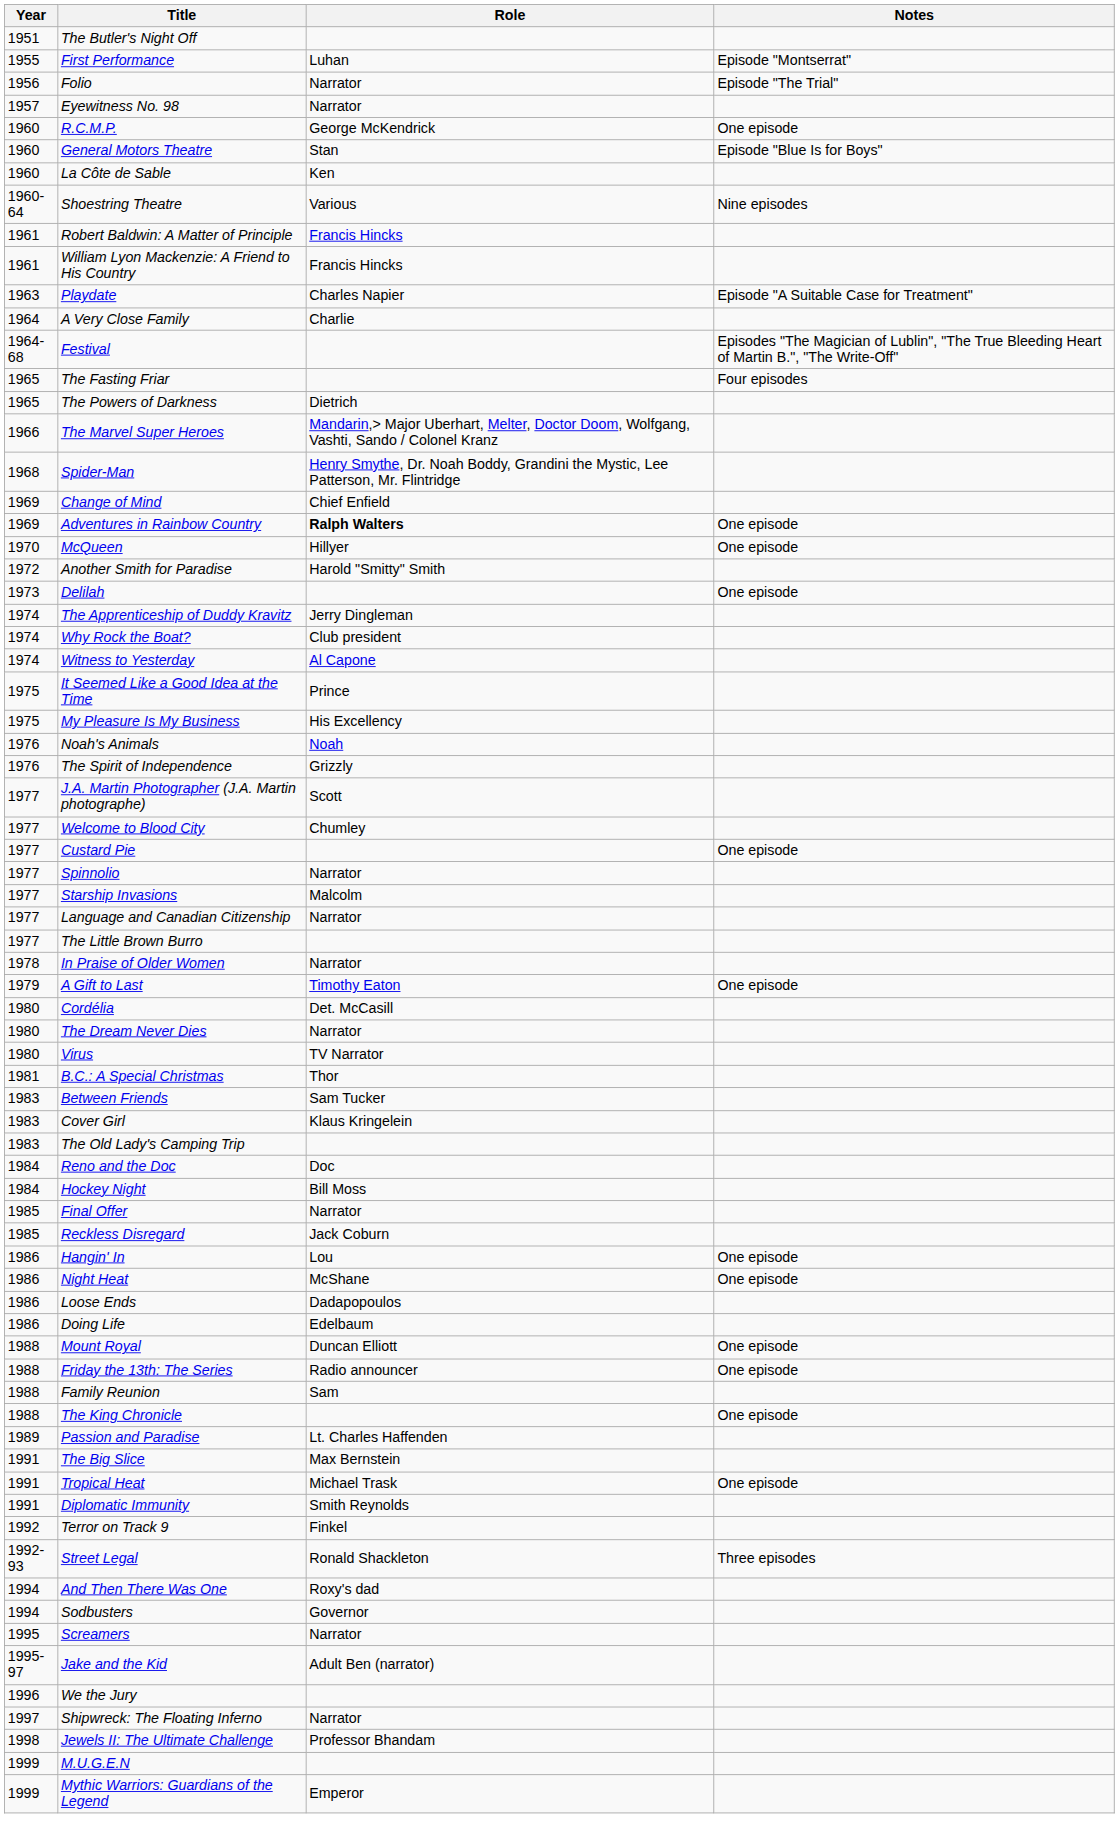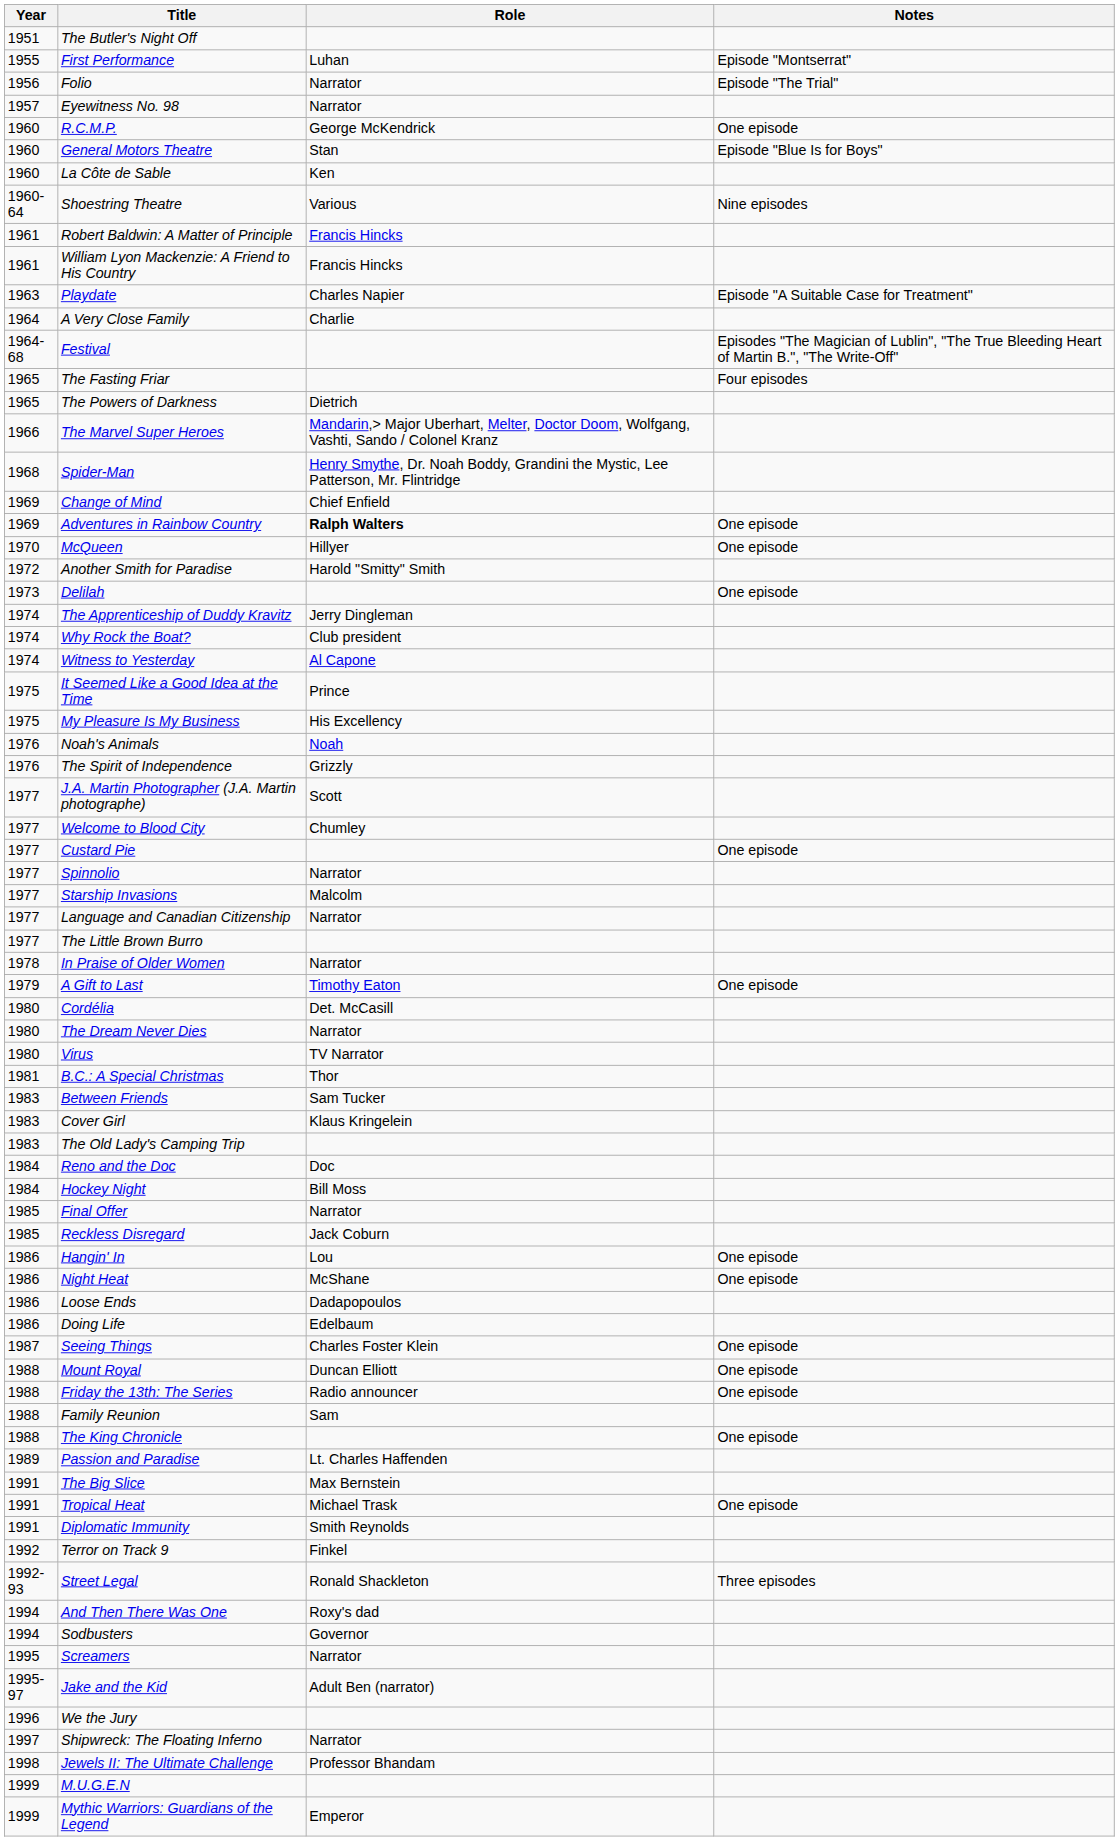+ row: (106, 1347)
